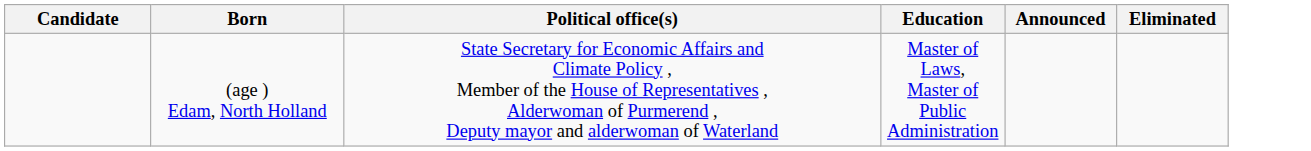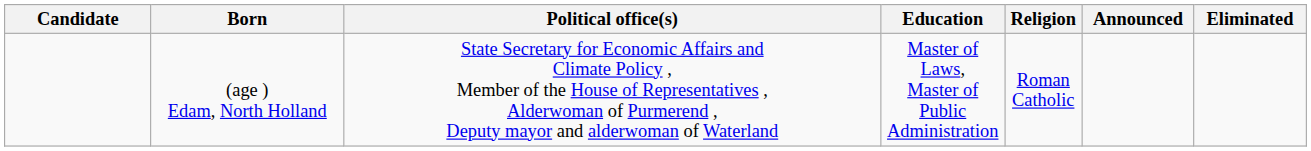+ column: (1043, 19)
